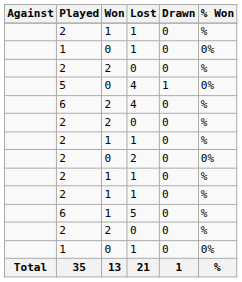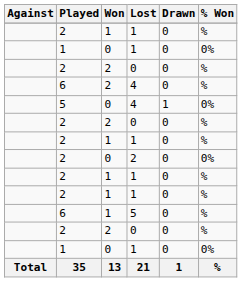rows swapped: (63, 86) <-> (63, 105)
